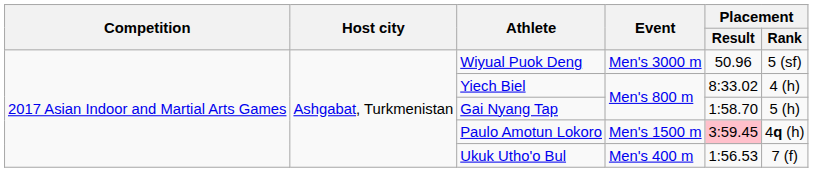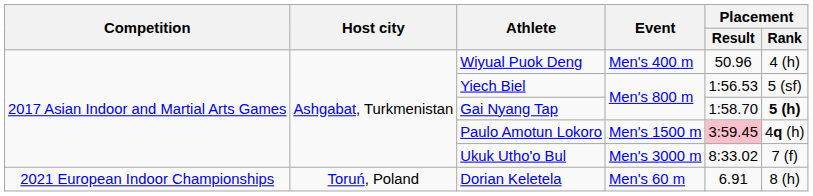(655, 62) Men's 3000 m -> (651, 62) Men's 400 m
(785, 62) 5 (sf) -> (785, 62) 4 (h)
(733, 86) 8:33.02 -> (733, 86) 1:56.53
(785, 86) 4 (h) -> (785, 86) 5 (sf)
(785, 109) normal -> (785, 109) bold
(651, 156) Men's 400 m -> (655, 156) Men's 3000 m
(733, 156) 1:56.53 -> (733, 156) 8:33.02
+ row: (511, 179)
